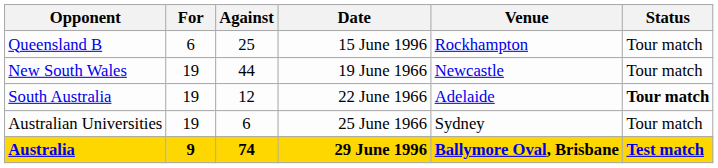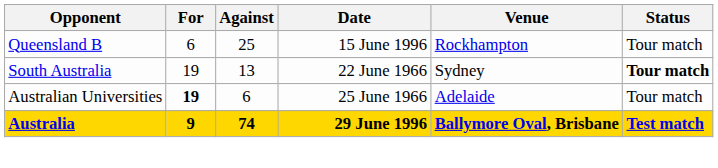- row: (68, 70)
(246, 96) 12 -> (246, 70) 13
(465, 96) Adelaide -> (460, 70) Sydney
(191, 123) normal -> (191, 96) bold
(460, 123) Sydney -> (465, 96) Adelaide
